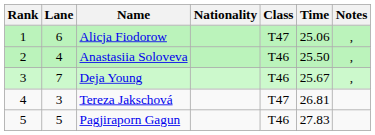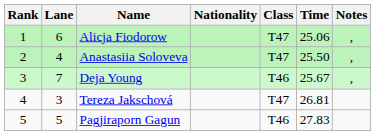(278, 57) T46 -> (278, 57) T47
